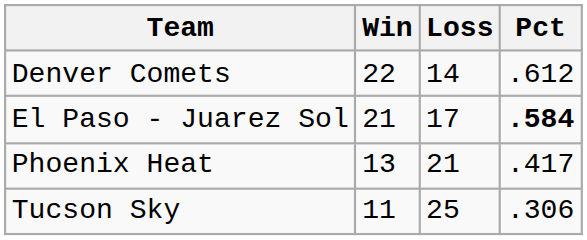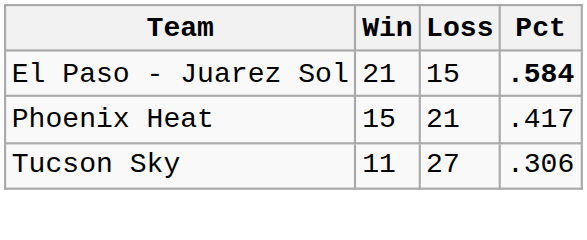- row: (121, 74)
(443, 119) 17 -> (443, 74) 15
(379, 165) 13 -> (379, 119) 15
(443, 211) 25 -> (443, 165) 27
